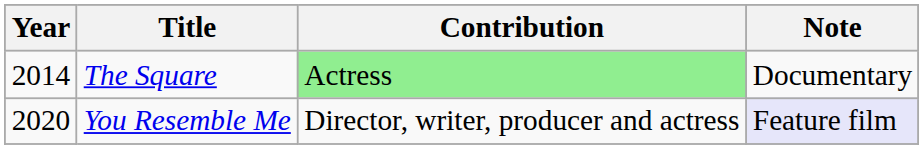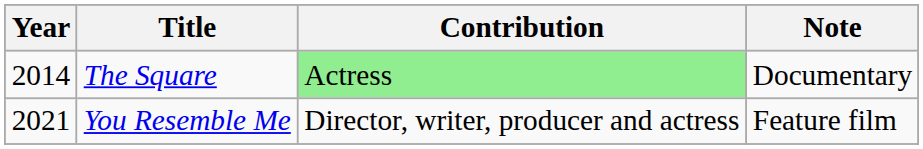(41, 120) 2020 -> (41, 120) 2021
(825, 120) lavender background -> (825, 120) no background
